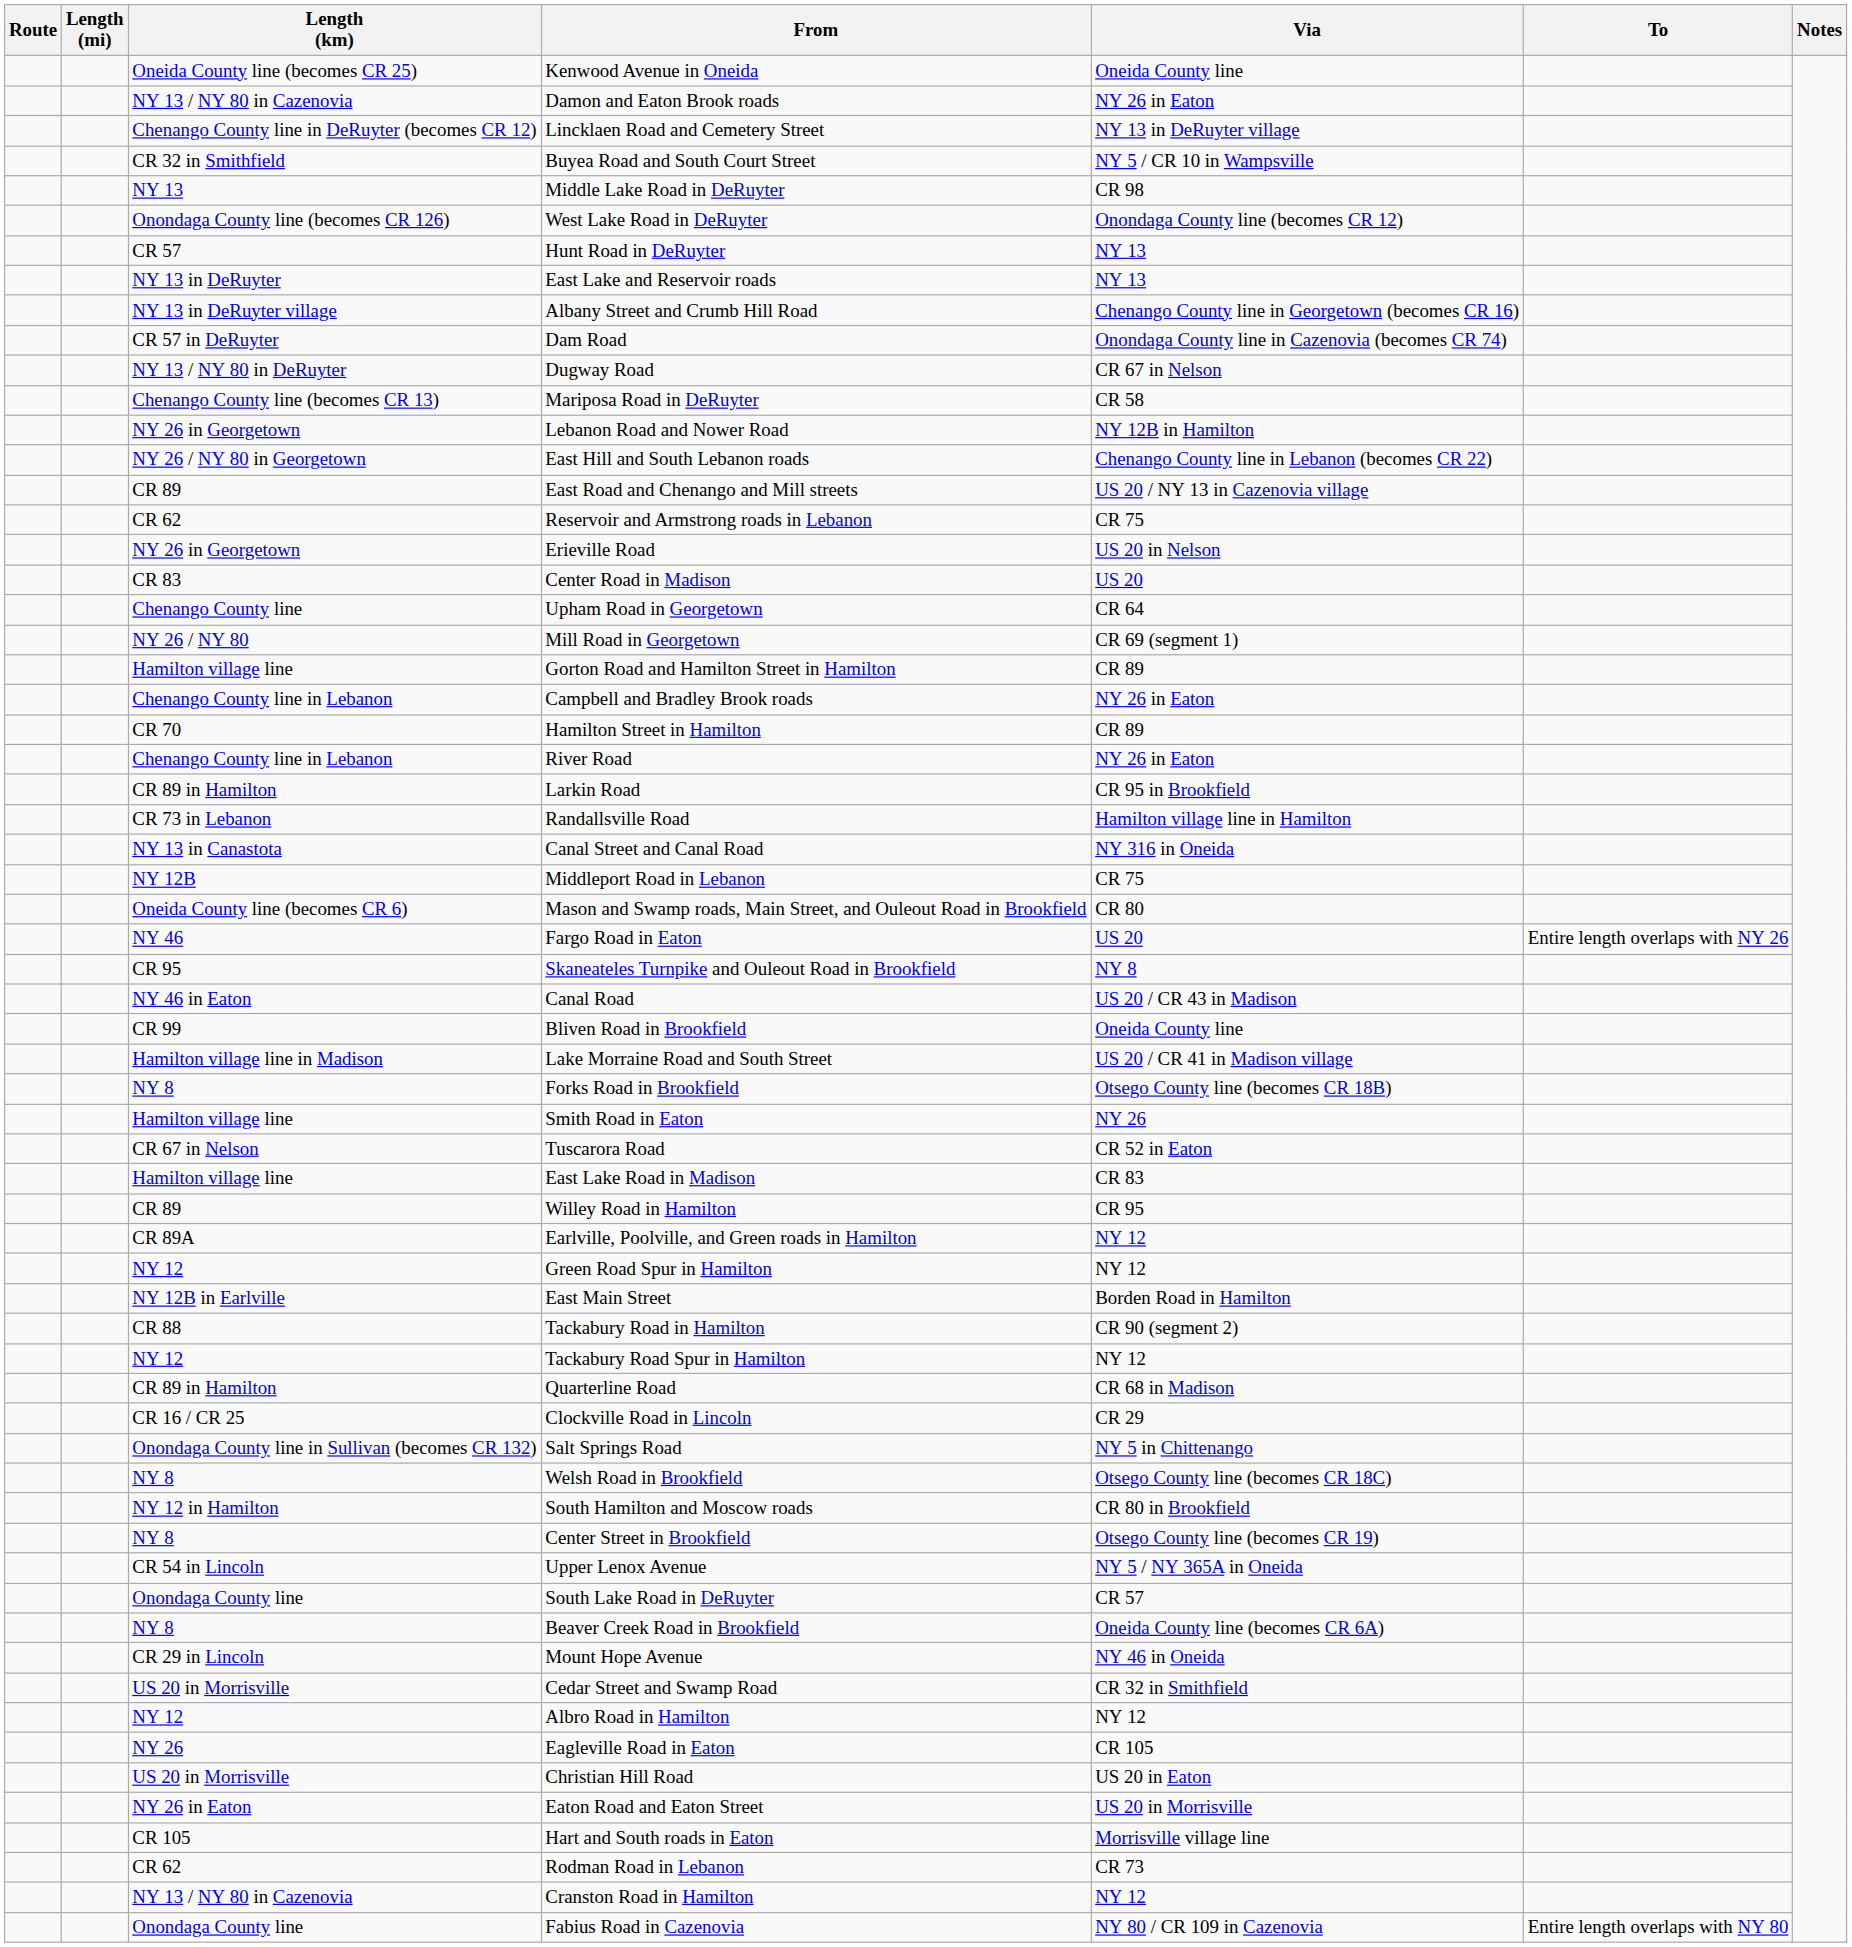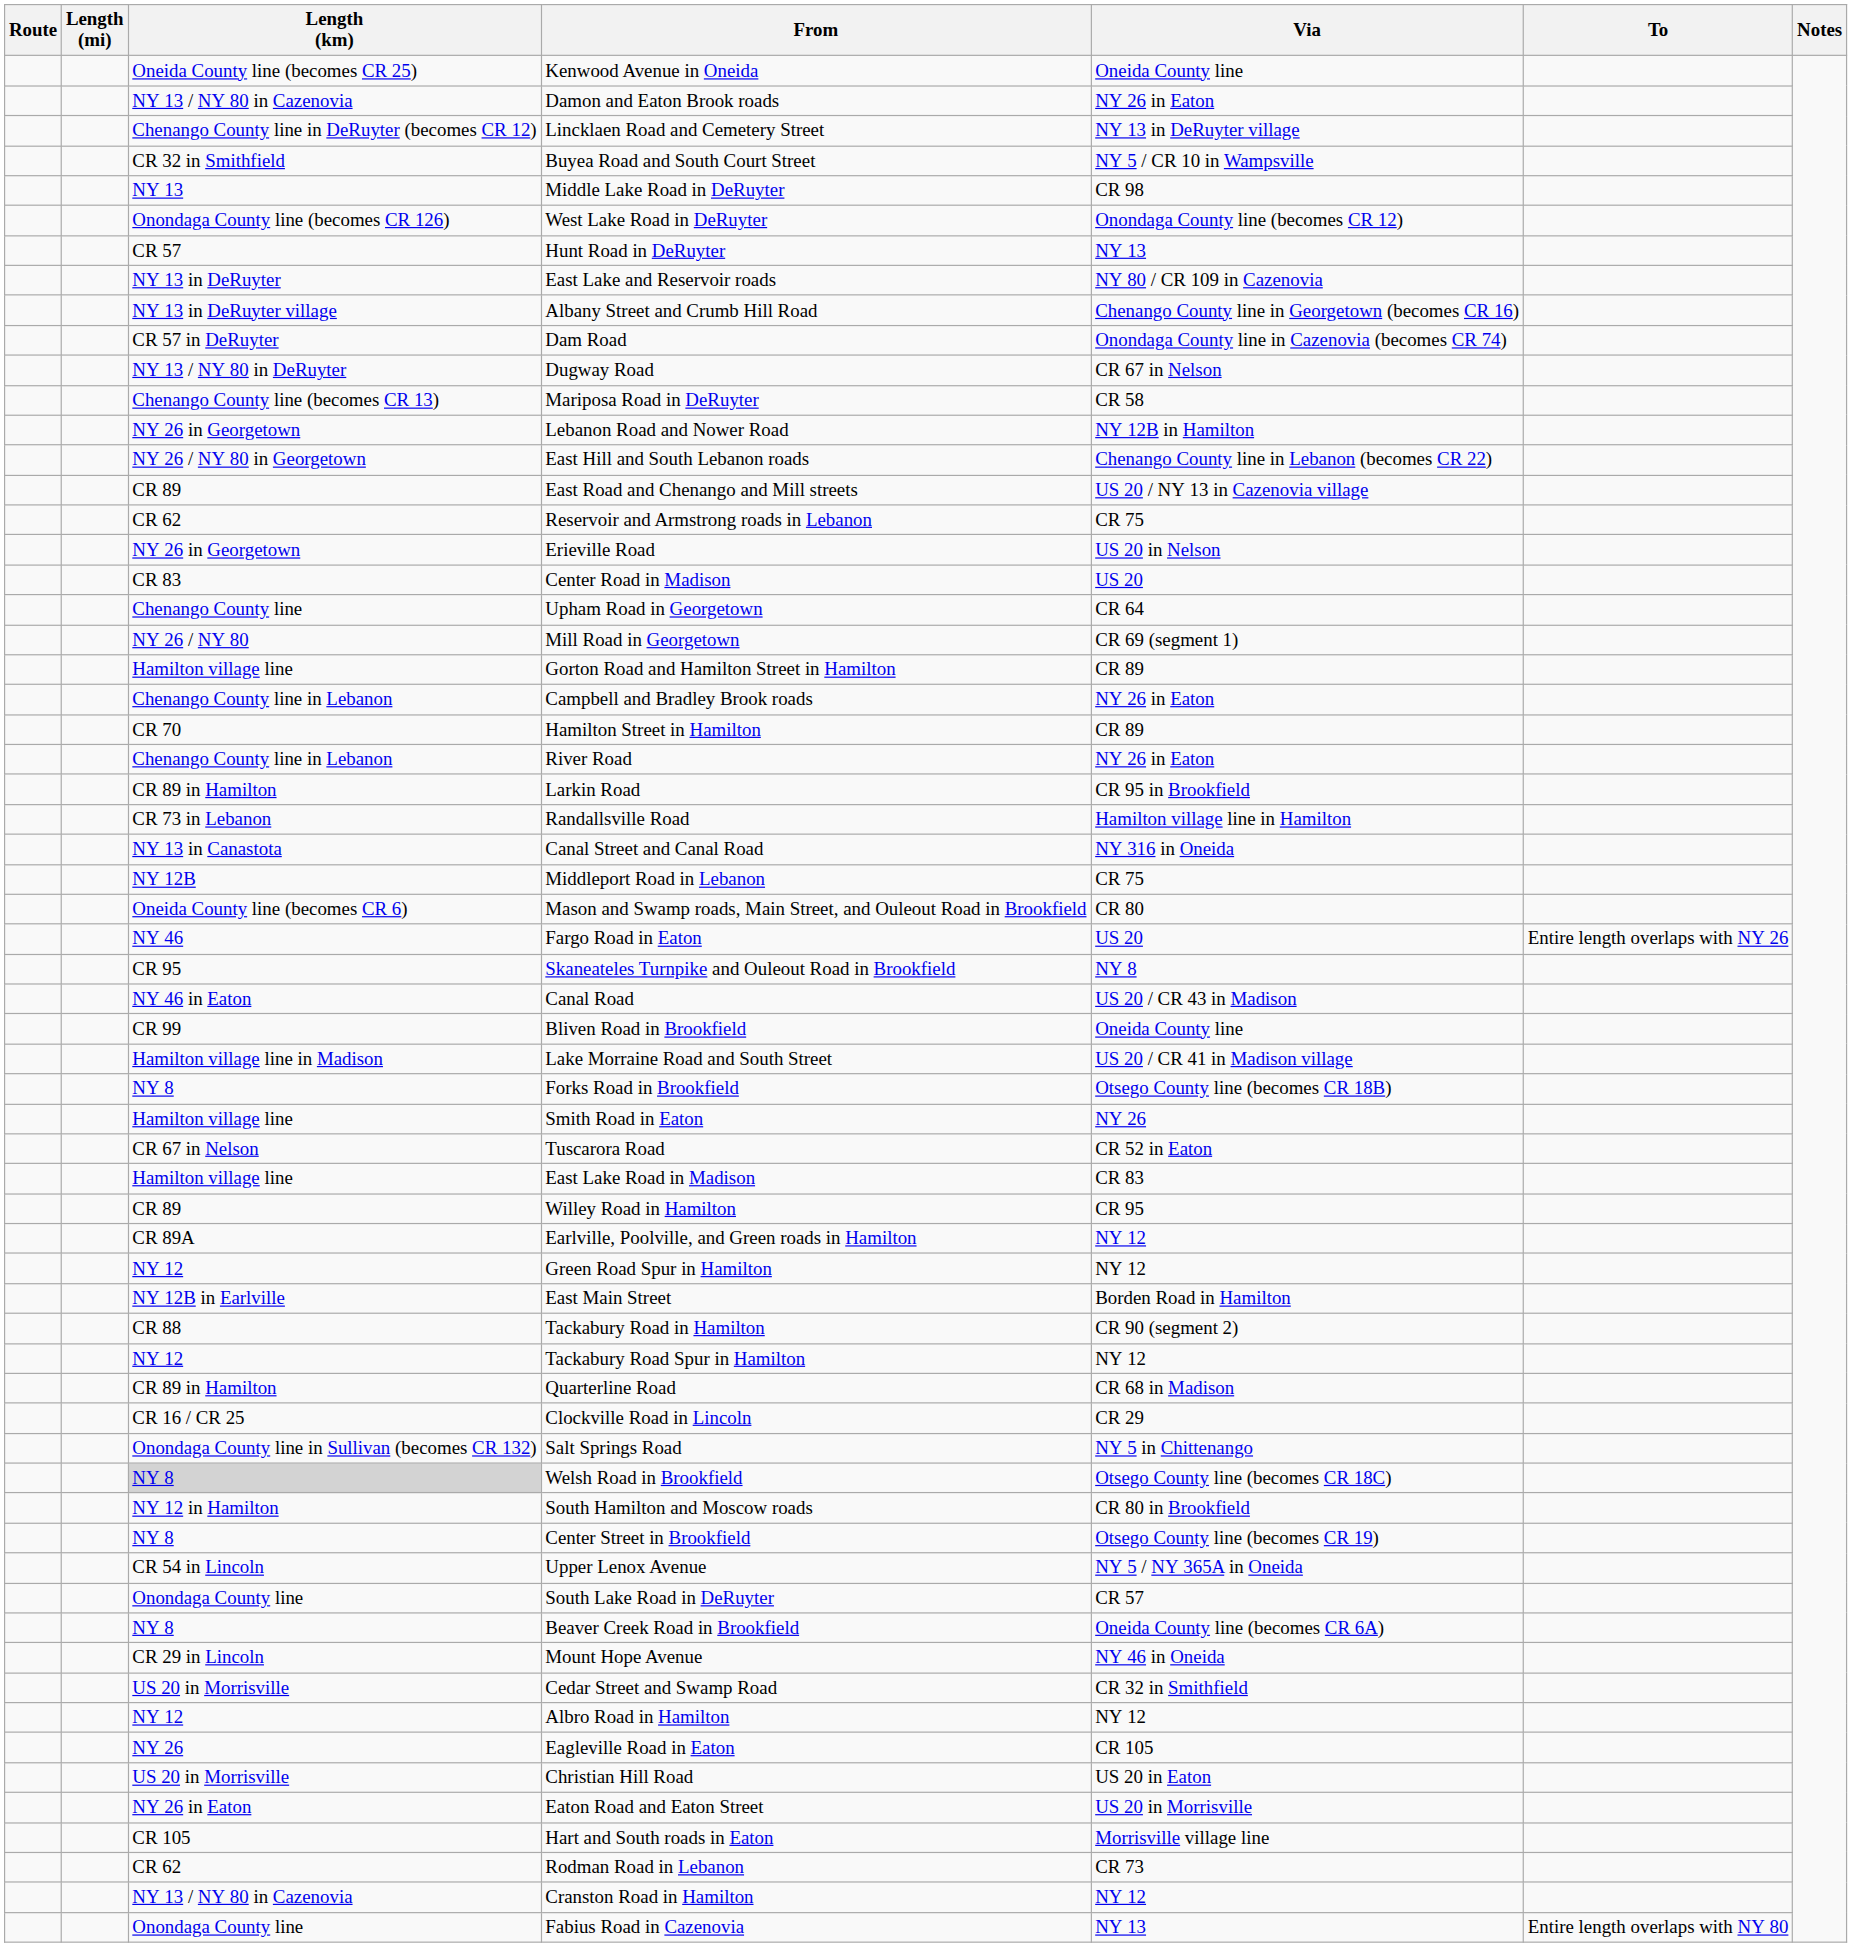(1121, 280) NY 13 -> (1209, 280) NY 80 / CR 109 in Cazenovia
(153, 1477) no background -> (153, 1477) lightgrey background
(1209, 1927) NY 80 / CR 109 in Cazenovia -> (1121, 1927) NY 13
